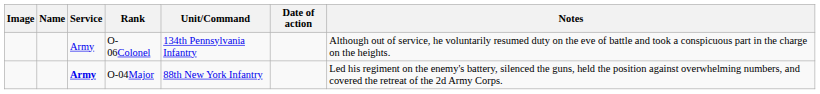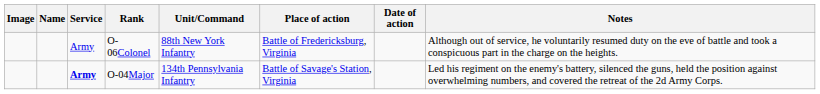+ column: (317, 18)
(204, 46) 134th Pennsylvania Infantry -> (193, 46) 88th New York Infantry
(213, 74) 88th New York Infantry -> (202, 74) 134th Pennsylvania Infantry
